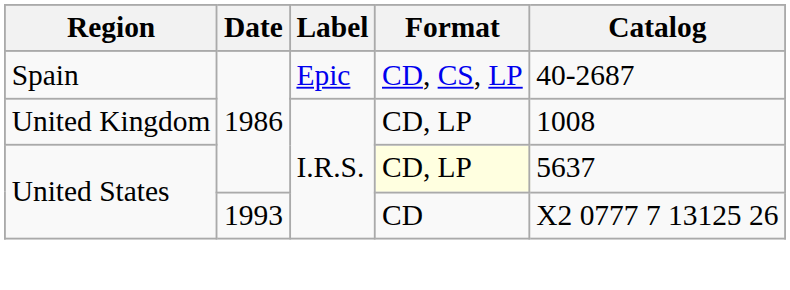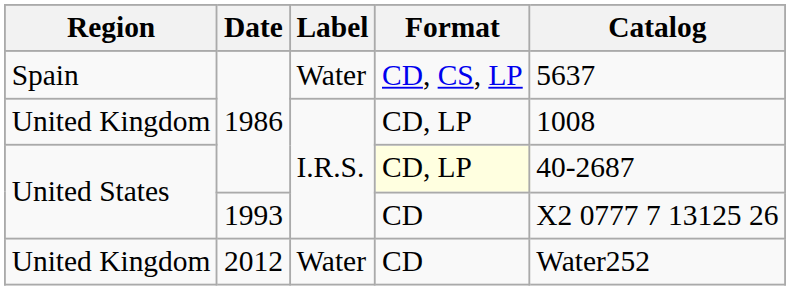(323, 74) Epic -> (331, 74) Water
(585, 74) 40-2687 -> (566, 74) 5637
(566, 167) 5637 -> (585, 167) 40-2687
+ row: (111, 261)
